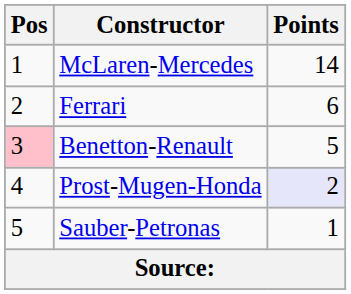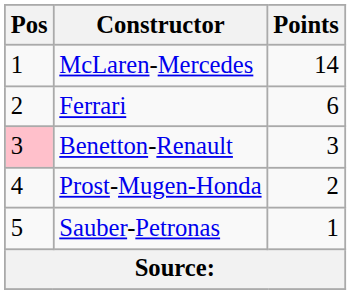(333, 146) 5 -> (333, 146) 3
(333, 186) lavender background -> (333, 186) no background
